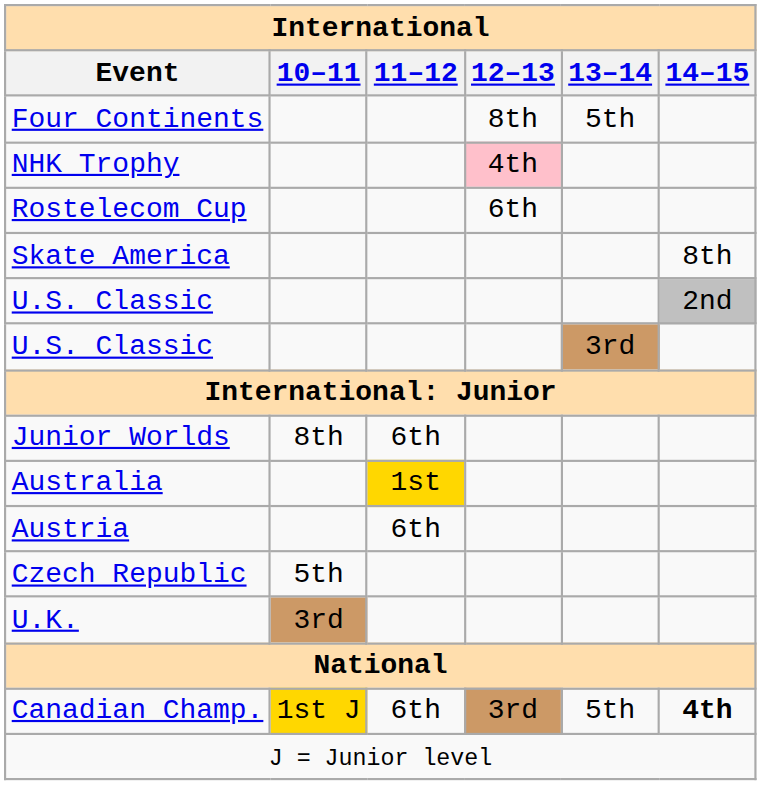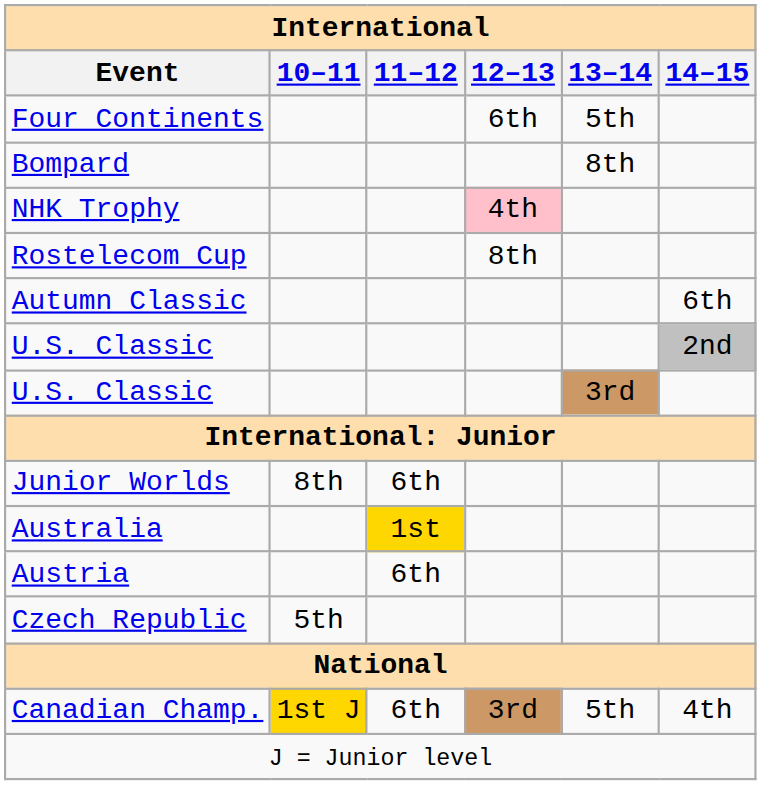(513, 119) 8th -> (513, 119) 6th
+ row: (70, 165)
(513, 210) 6th -> (513, 256) 8th
- row: (121, 256)
+ row: (129, 301)
- row: (45, 620)
(707, 711) bold -> (707, 711) normal
